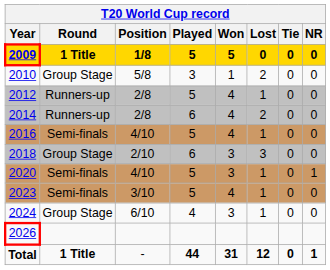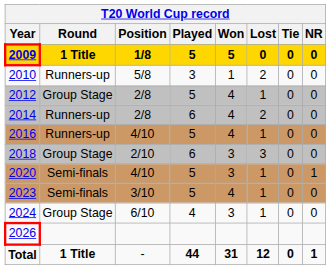(78, 75) Group Stage -> (78, 75) Runners-up
(78, 95) Runners-up -> (78, 95) Group Stage
(78, 134) Semi-finals -> (78, 134) Runners-up
